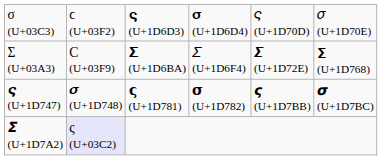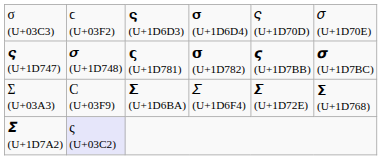rows swapped: (34, 97) <-> (31, 60)
